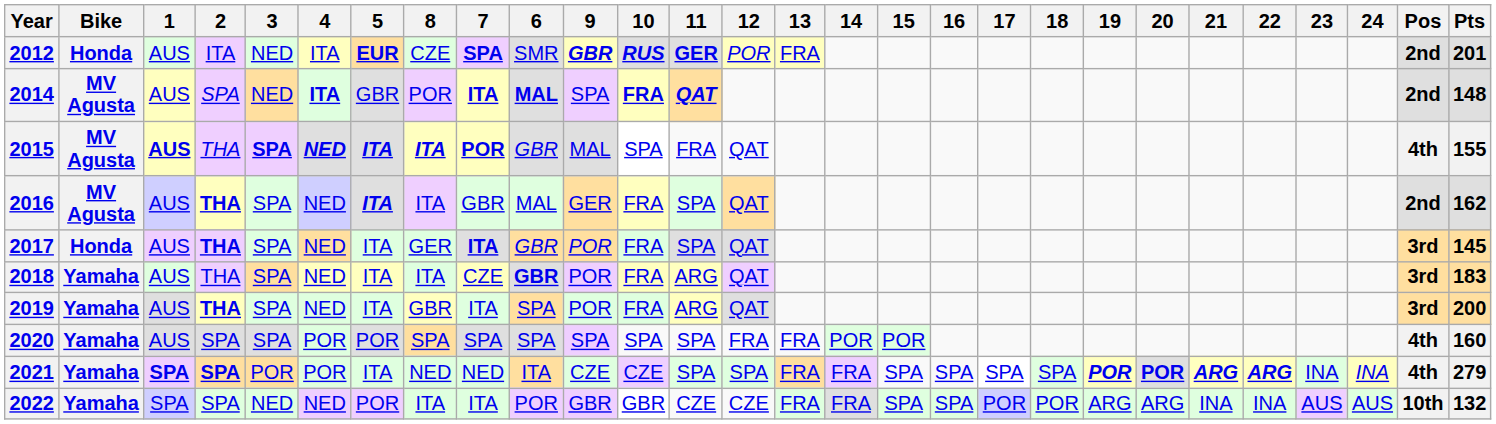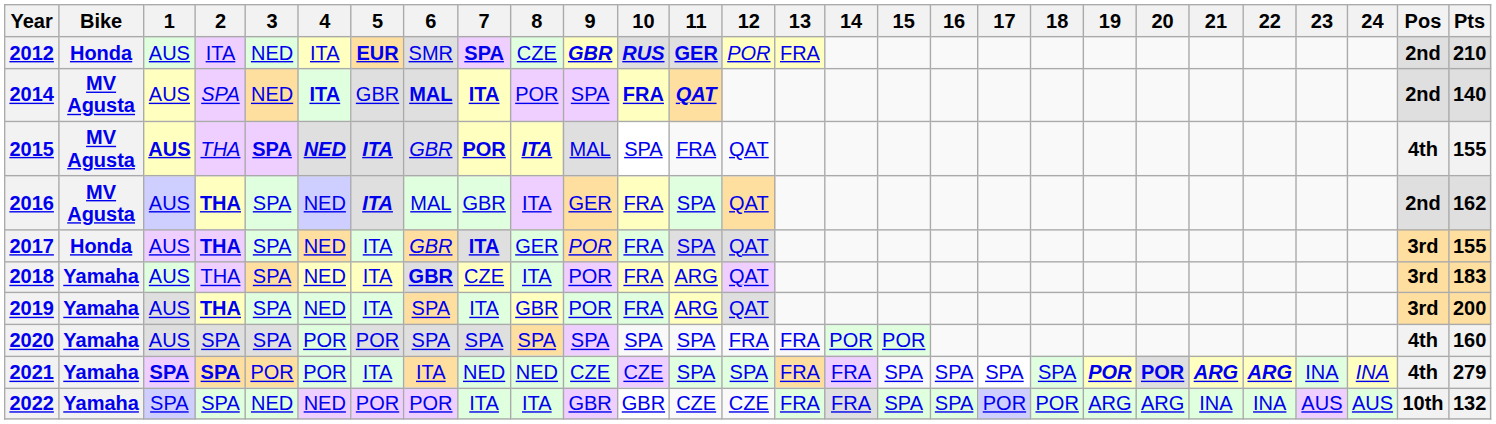columns swapped: (536, 21) <-> (430, 21)
(1470, 53) 201 -> (1470, 53) 210
(1470, 95) 148 -> (1470, 95) 140
(1470, 246) 145 -> (1470, 246) 155
